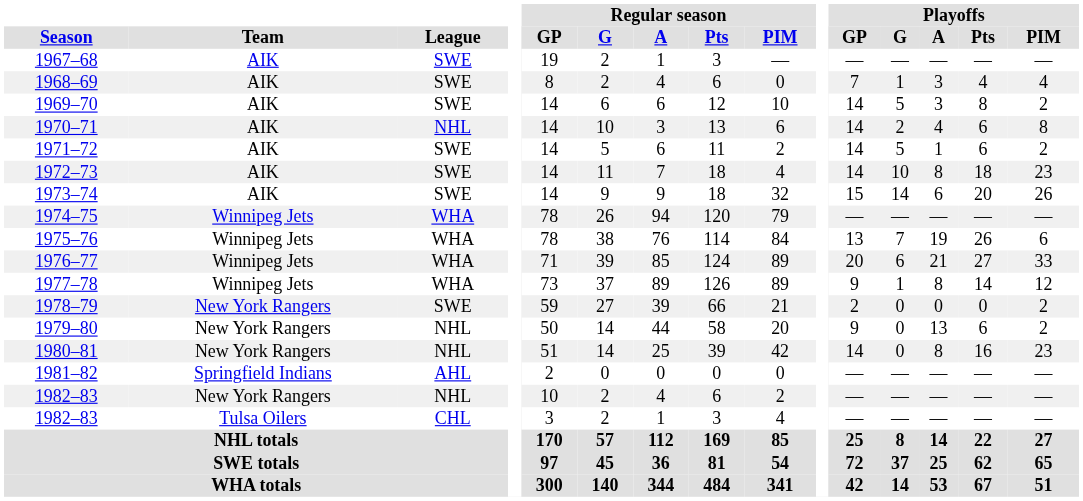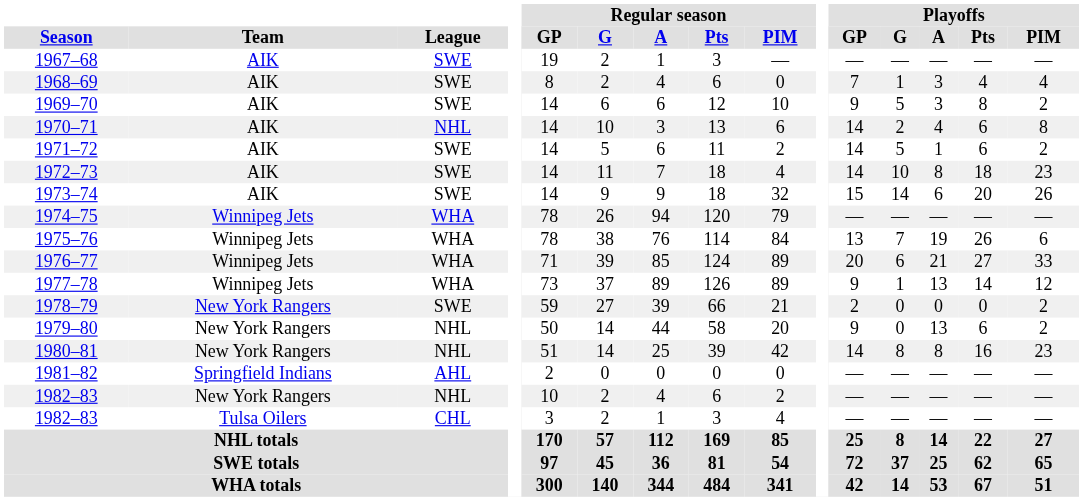(855, 104) 14 -> (855, 104) 9
(939, 283) 8 -> (939, 283) 13
(900, 351) 0 -> (900, 351) 8
